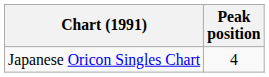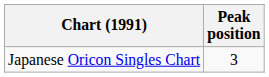(234, 59) 4 -> (234, 59) 3
